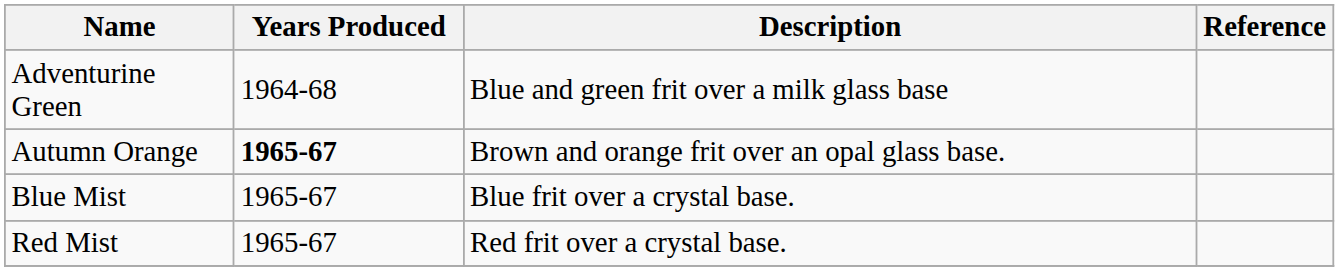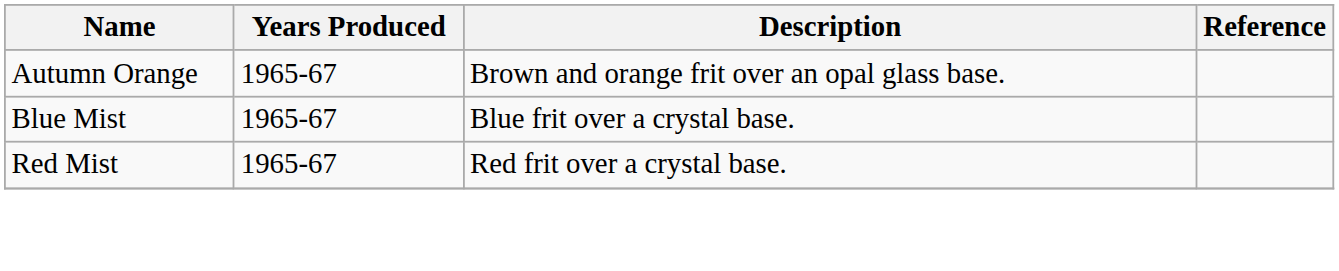- row: (84, 89)
(289, 151) bold -> (289, 73) normal
